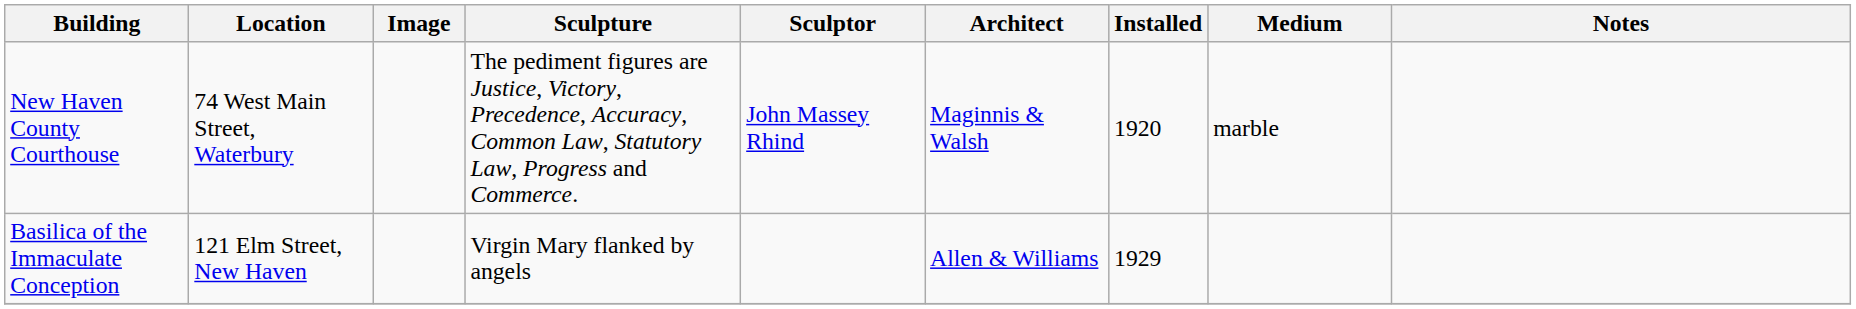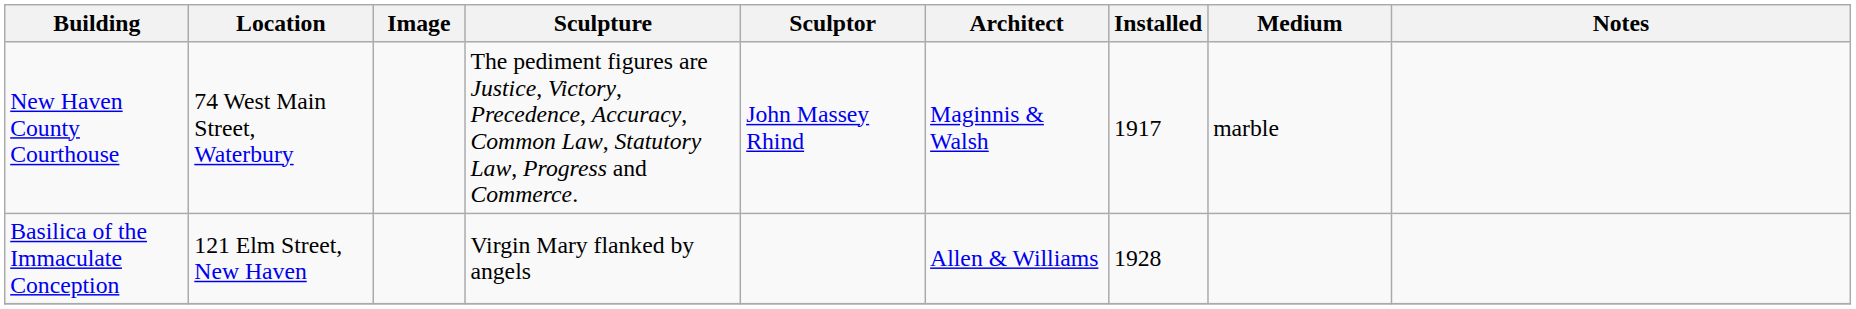(1138, 127) 1920 -> (1138, 127) 1917
(1138, 258) 1929 -> (1138, 258) 1928
